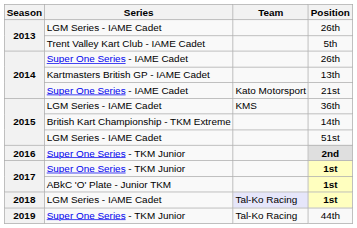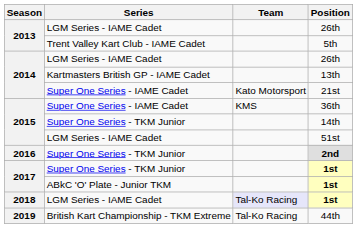(117, 59) Super One Series - IAME Cadet -> (104, 59) LGM Series - IAME Cadet
(104, 106) LGM Series - IAME Cadet -> (117, 106) Super One Series - IAME Cadet
(139, 121) British Kart Championship - TKM Extreme -> (116, 121) Super One Series - TKM Junior
(116, 215) Super One Series - TKM Junior -> (139, 215) British Kart Championship - TKM Extreme
